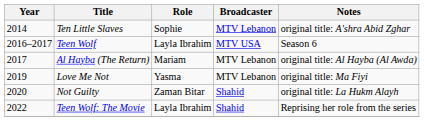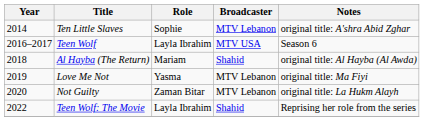(17, 60) 2017 -> (17, 60) 2018
(246, 60) MTV Lebanon -> (230, 60) Shahid
(230, 92) Shahid -> (246, 92) MTV Lebanon
